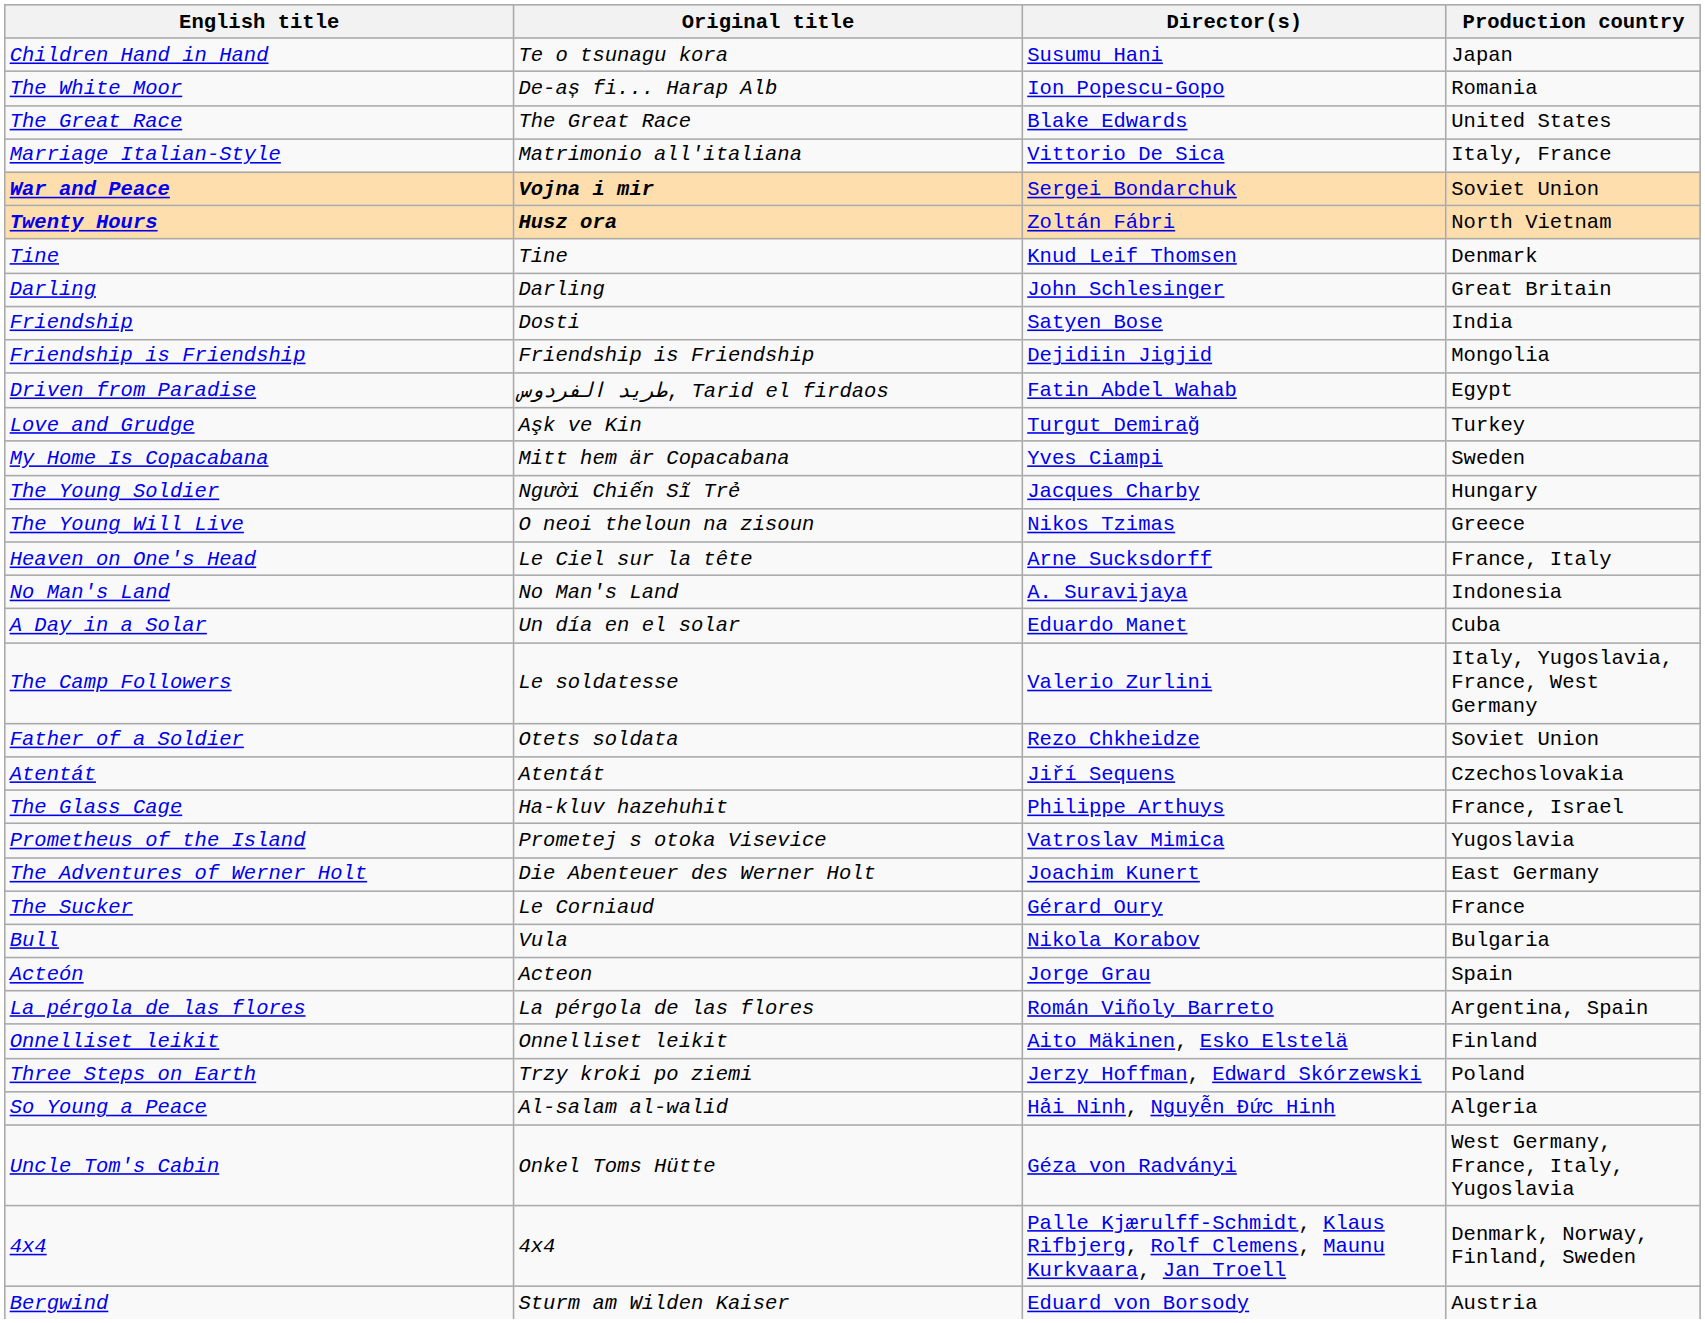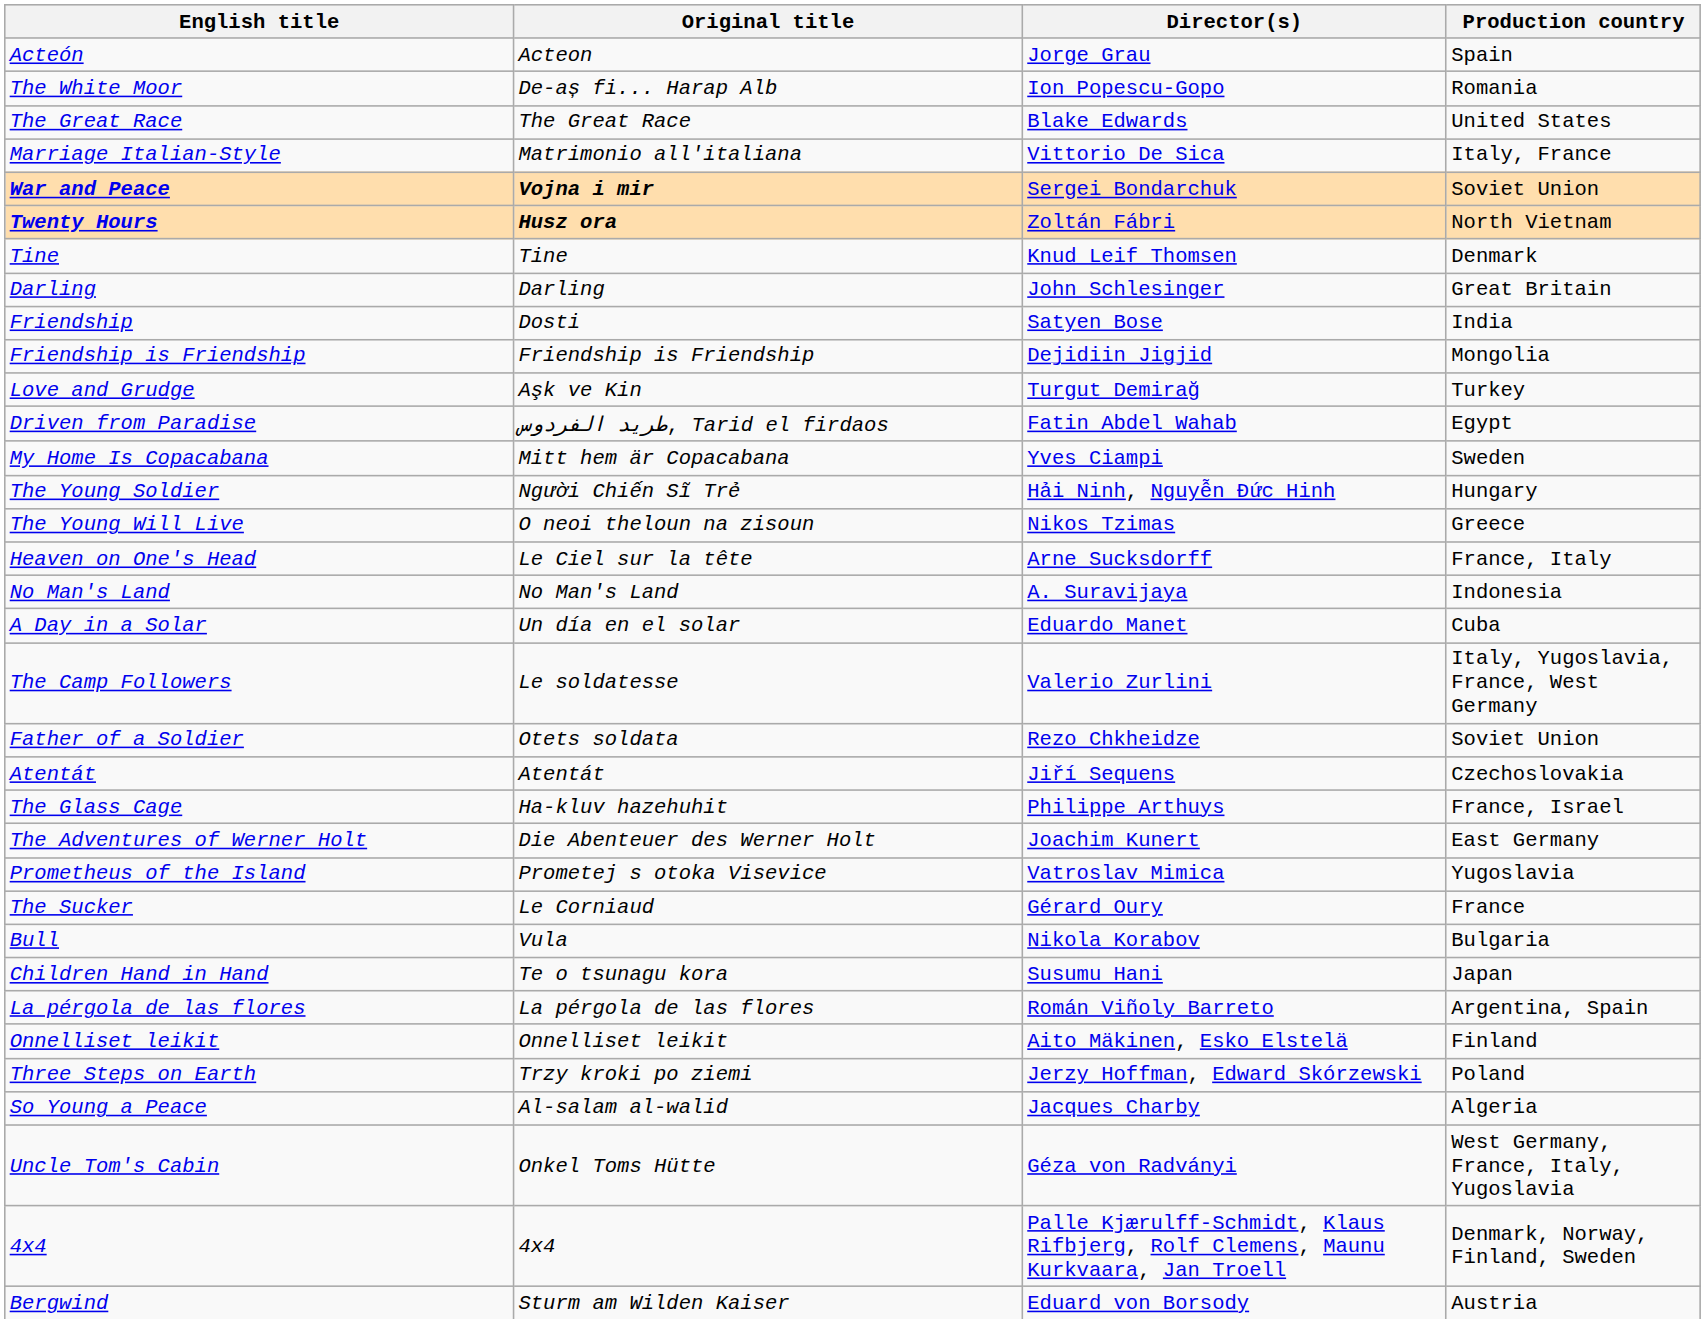rows swapped: (47, 974) <-> (139, 55)
rows swapped: (133, 391) <-> (102, 425)
(1114, 492) Jacques Charby -> (1181, 492) Hải Ninh, Nguyễn Đức Hinh
rows swapped: (188, 874) <-> (158, 840)
(1181, 1108) Hải Ninh, Nguyễn Đức Hinh -> (1114, 1108) Jacques Charby
